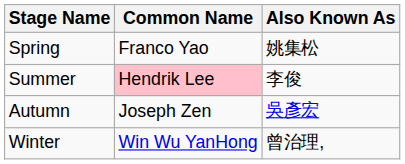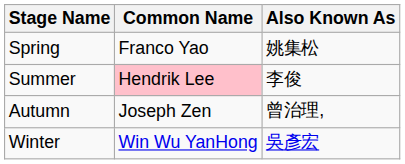(293, 110) 吳彥宏 -> (295, 110) 曾治理,
(295, 142) 曾治理, -> (293, 142) 吳彥宏
